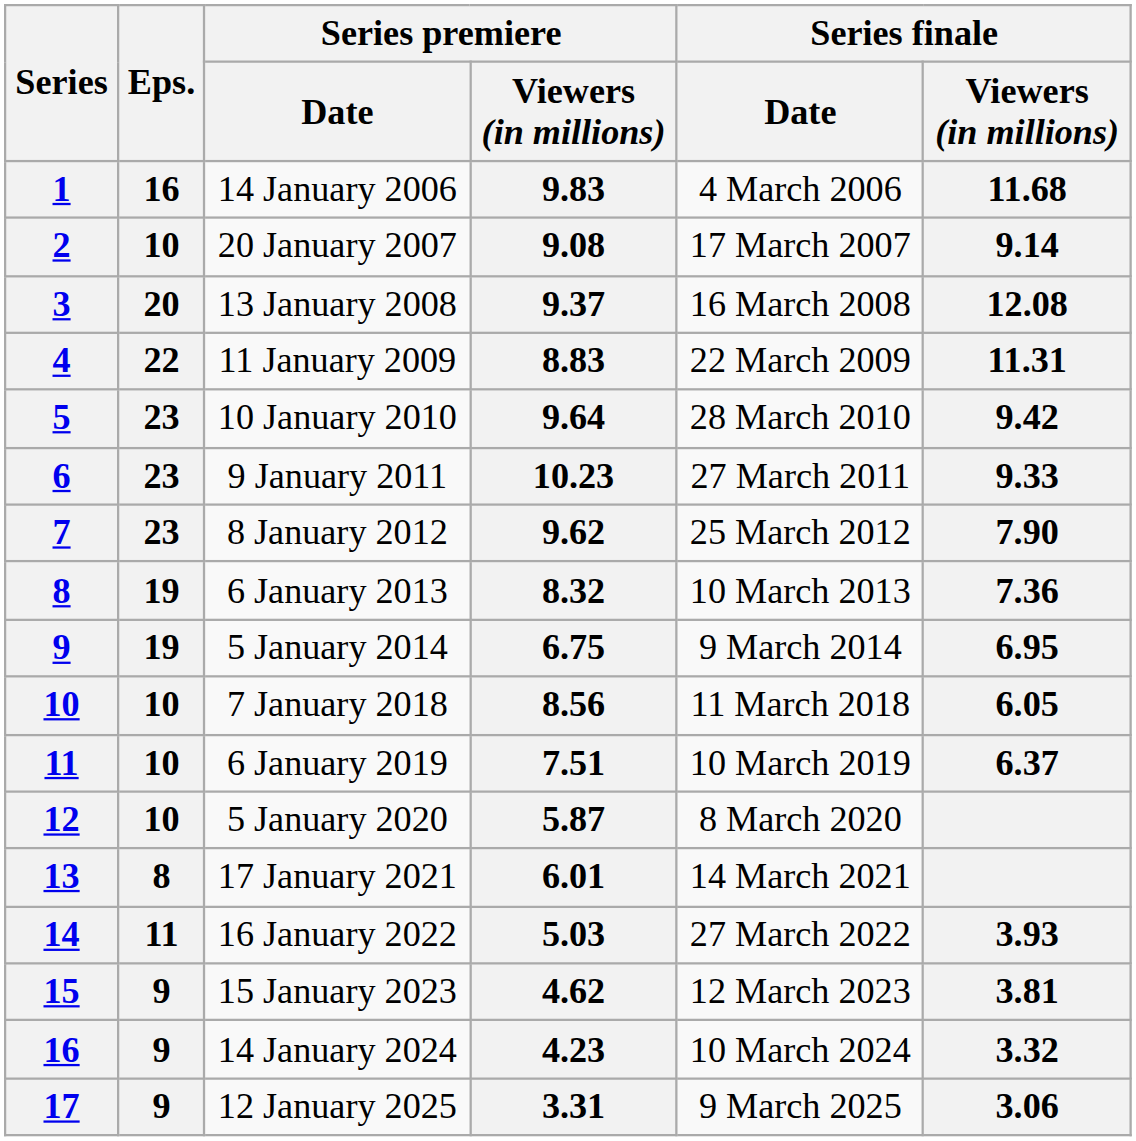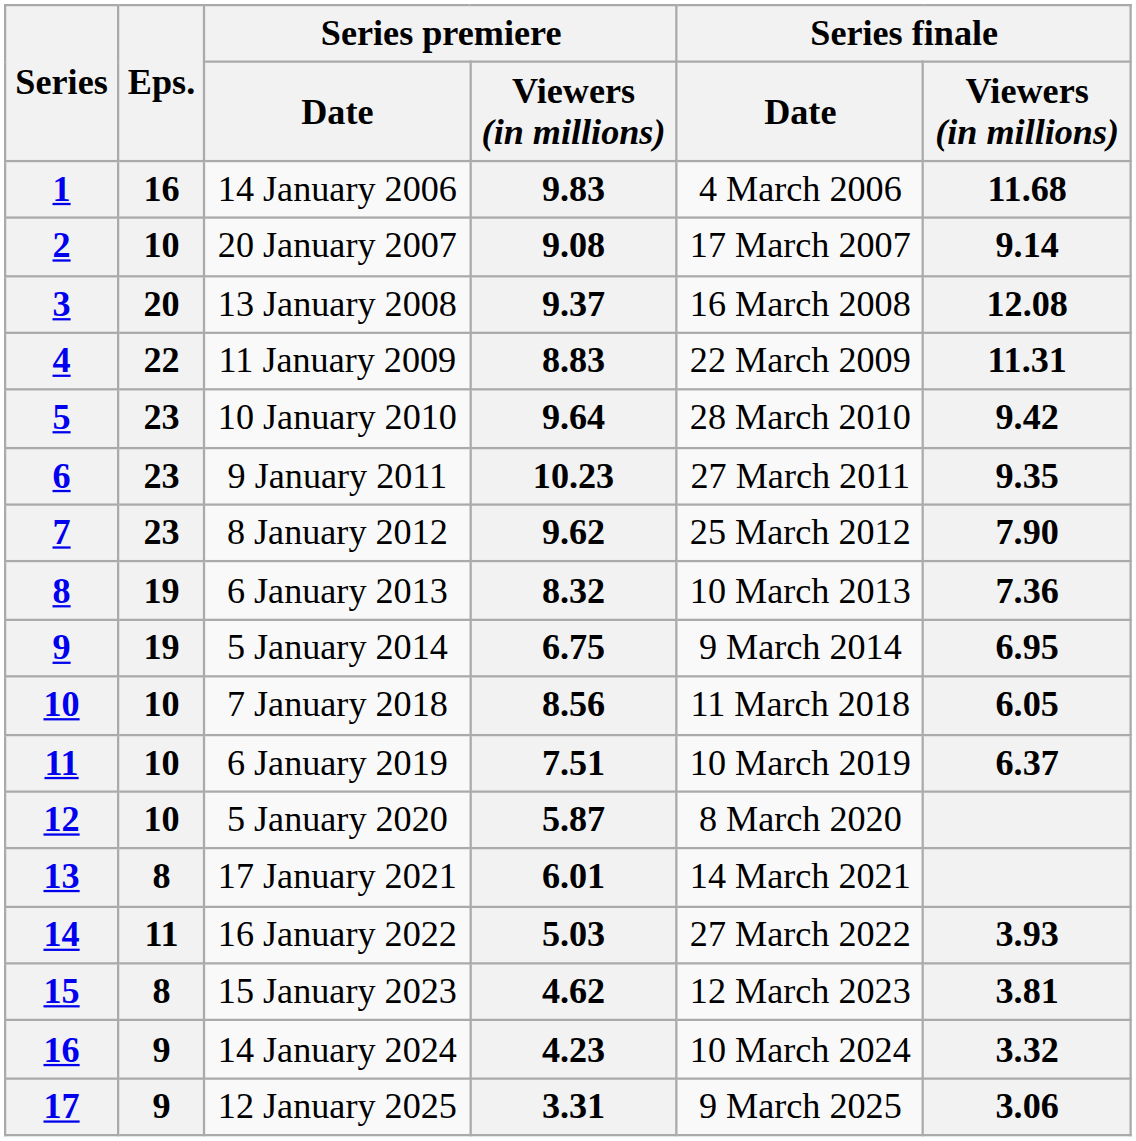(1027, 475) 9.33 -> (1027, 475) 9.35
(161, 991) 9 -> (161, 991) 8
